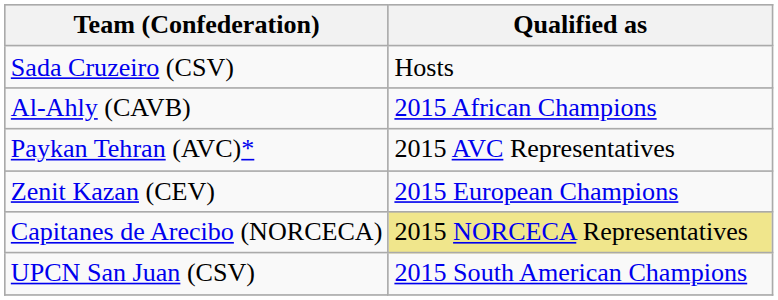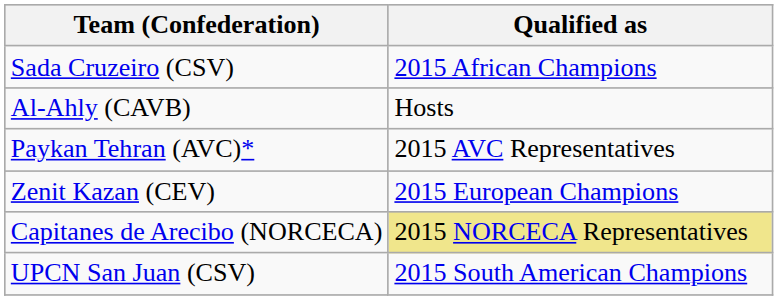(424, 66) Hosts -> (526, 66) 2015 African Champions
(526, 107) 2015 African Champions -> (424, 107) Hosts
